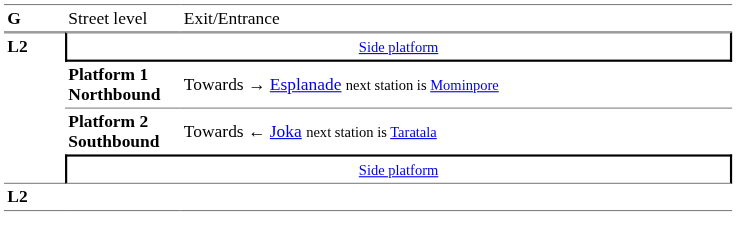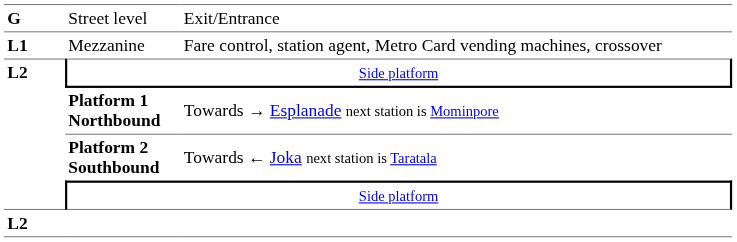+ row: (107, 45)
